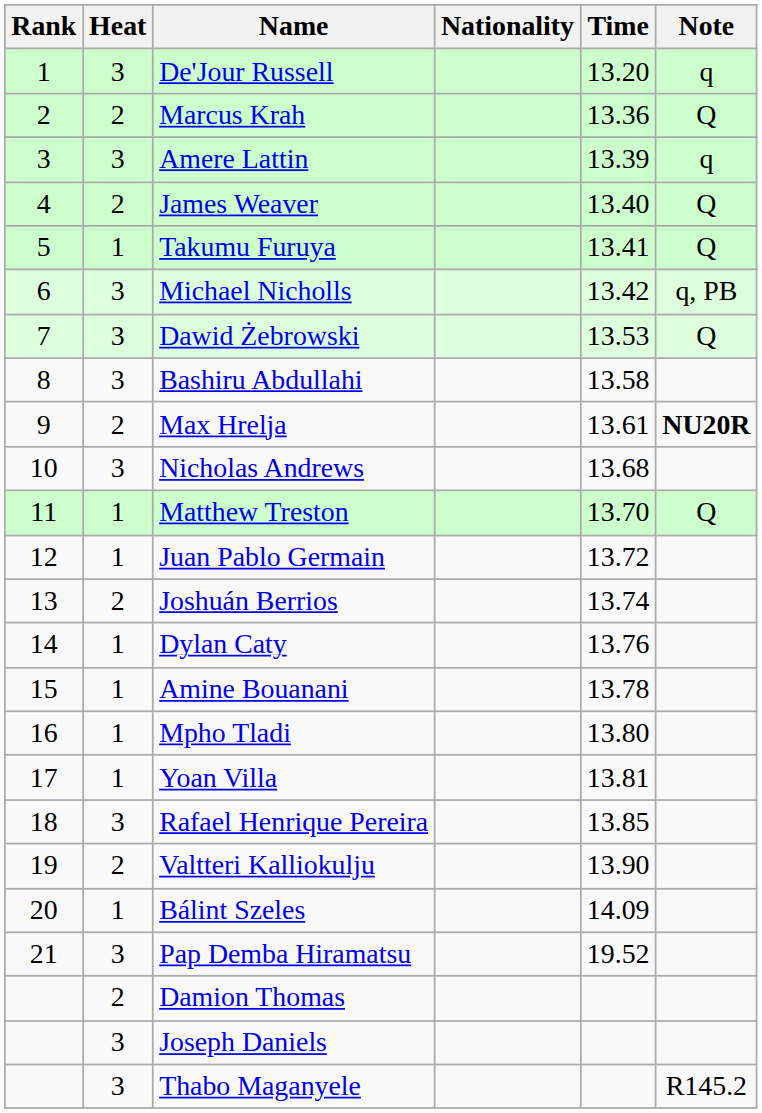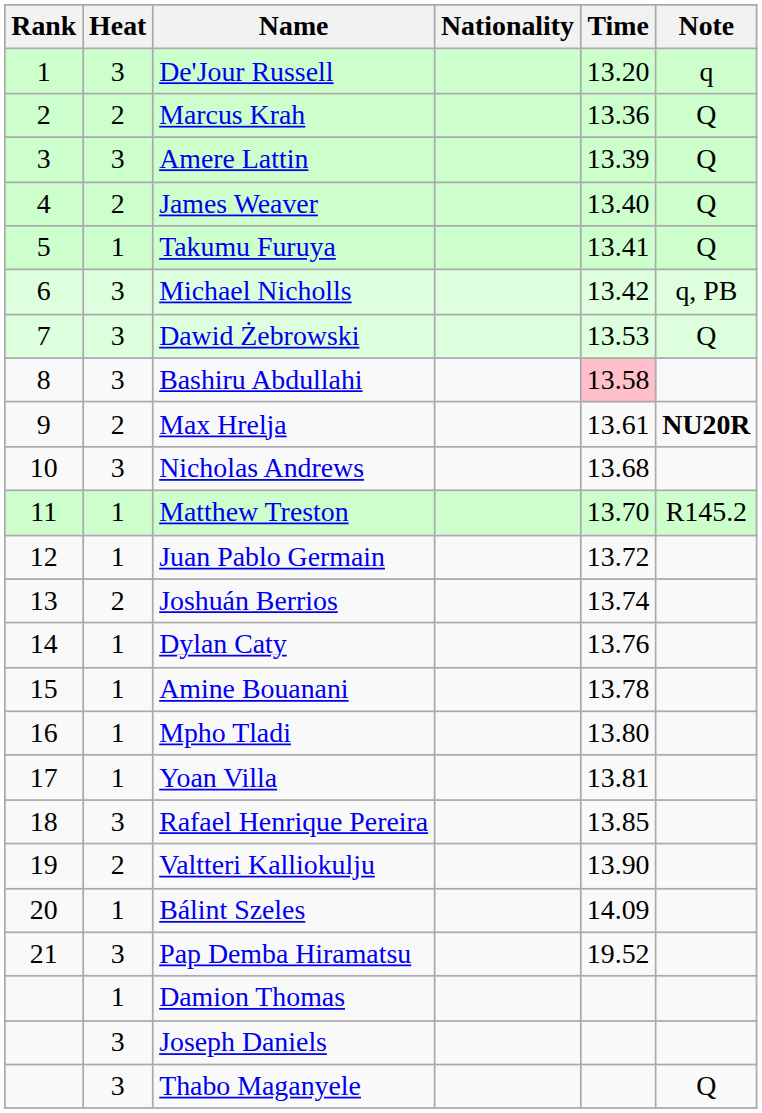(706, 159) q -> (706, 159) Q
(618, 379) no background -> (618, 379) pink background
(706, 512) Q -> (706, 512) R145.2
(118, 997) 2 -> (118, 997) 1
(706, 1086) R145.2 -> (706, 1086) Q
